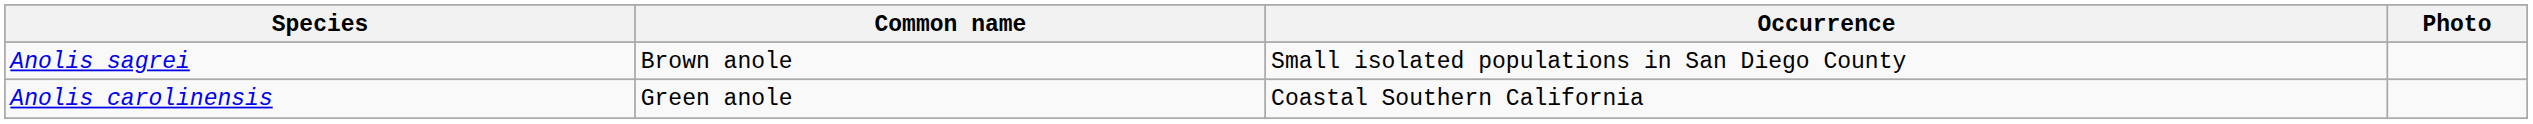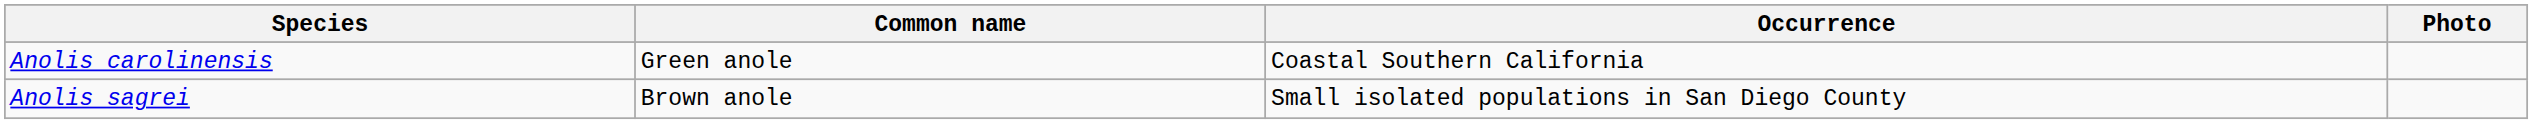rows swapped: (142, 99) <-> (100, 61)
